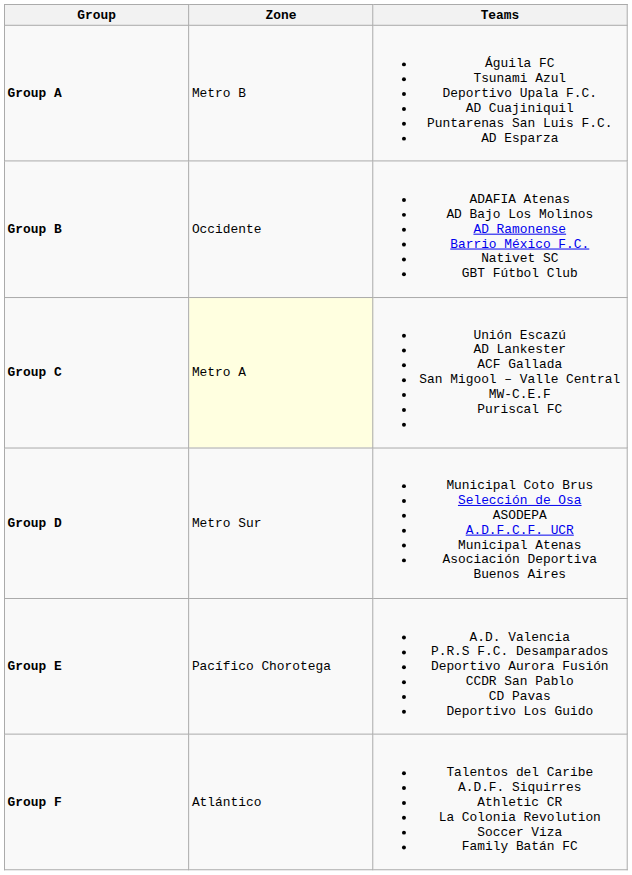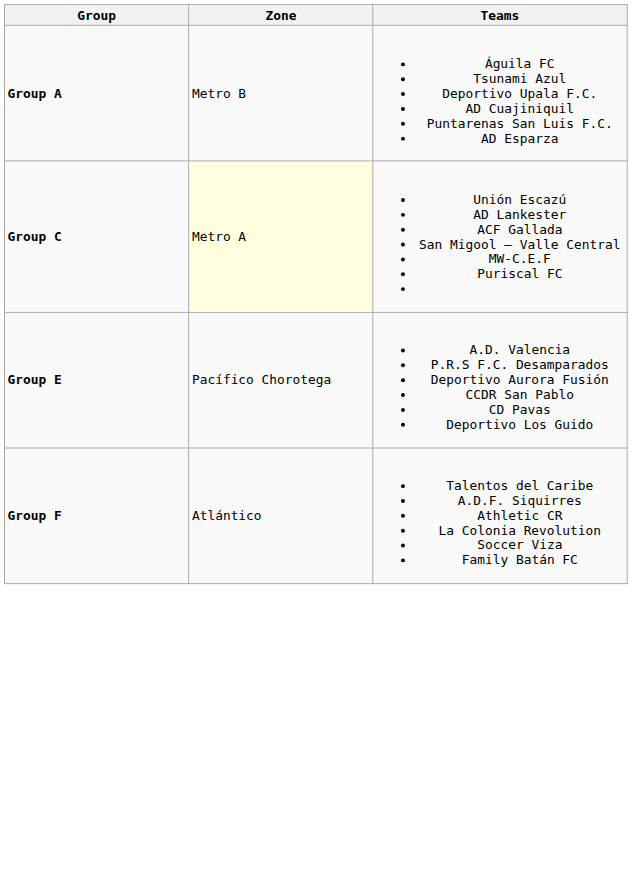- row: (35, 229)
- row: (35, 523)
